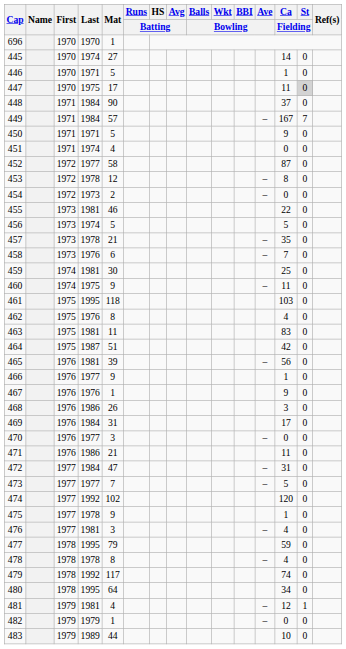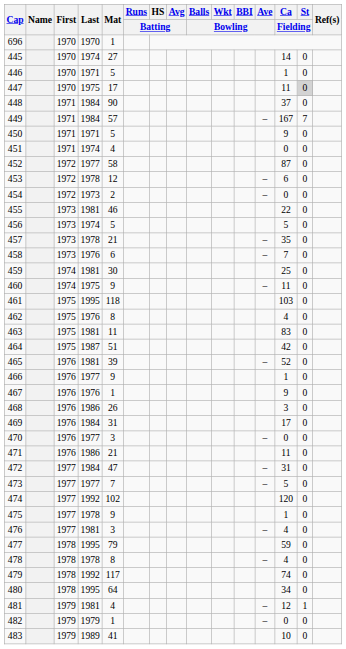(286, 179) 8 -> (286, 179) 6
(286, 362) 56 -> (286, 362) 52
(113, 636) 44 -> (113, 636) 41
